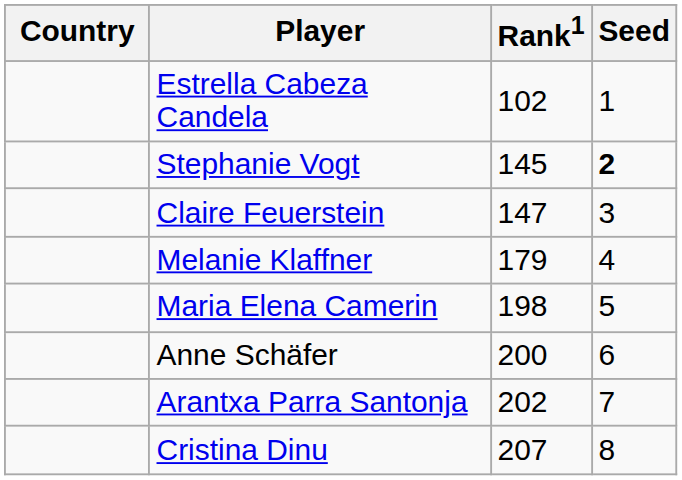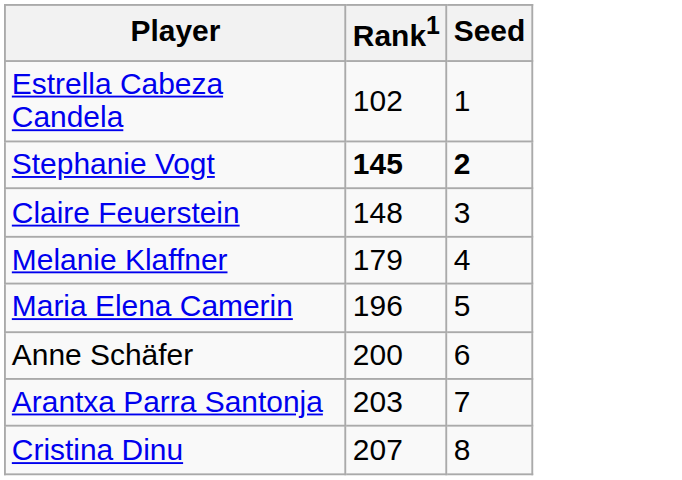- column: (77, 32)
(523, 164) normal -> (378, 164) bold
(523, 212) 147 -> (378, 212) 148
(523, 307) 198 -> (378, 307) 196
(523, 402) 202 -> (378, 402) 203
